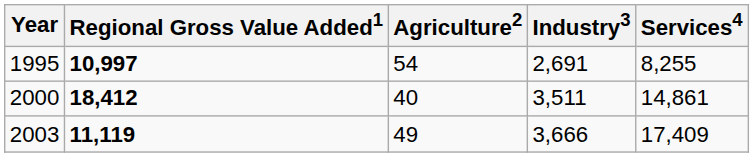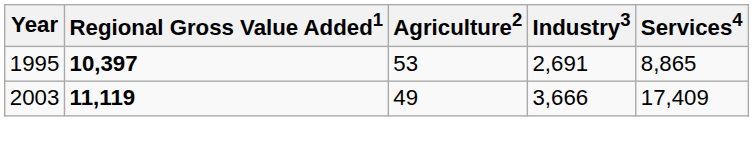(104, 63) 10,997 -> (104, 63) 10,397
(406, 63) 54 -> (406, 63) 53
(669, 63) 8,255 -> (669, 63) 8,865
- row: (35, 98)
